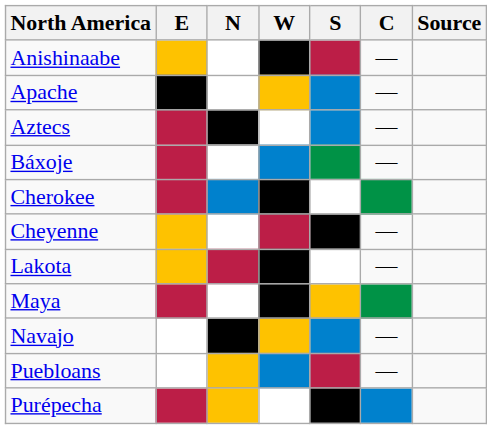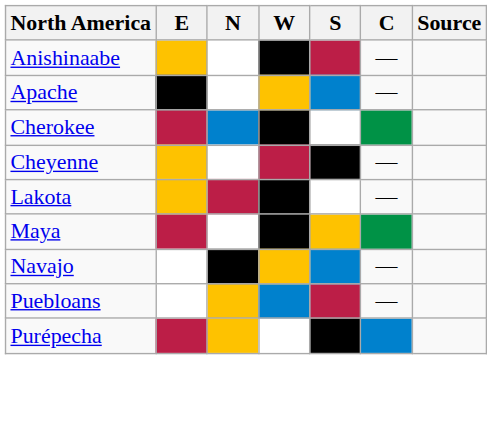- row: (40, 127)
- row: (42, 161)
